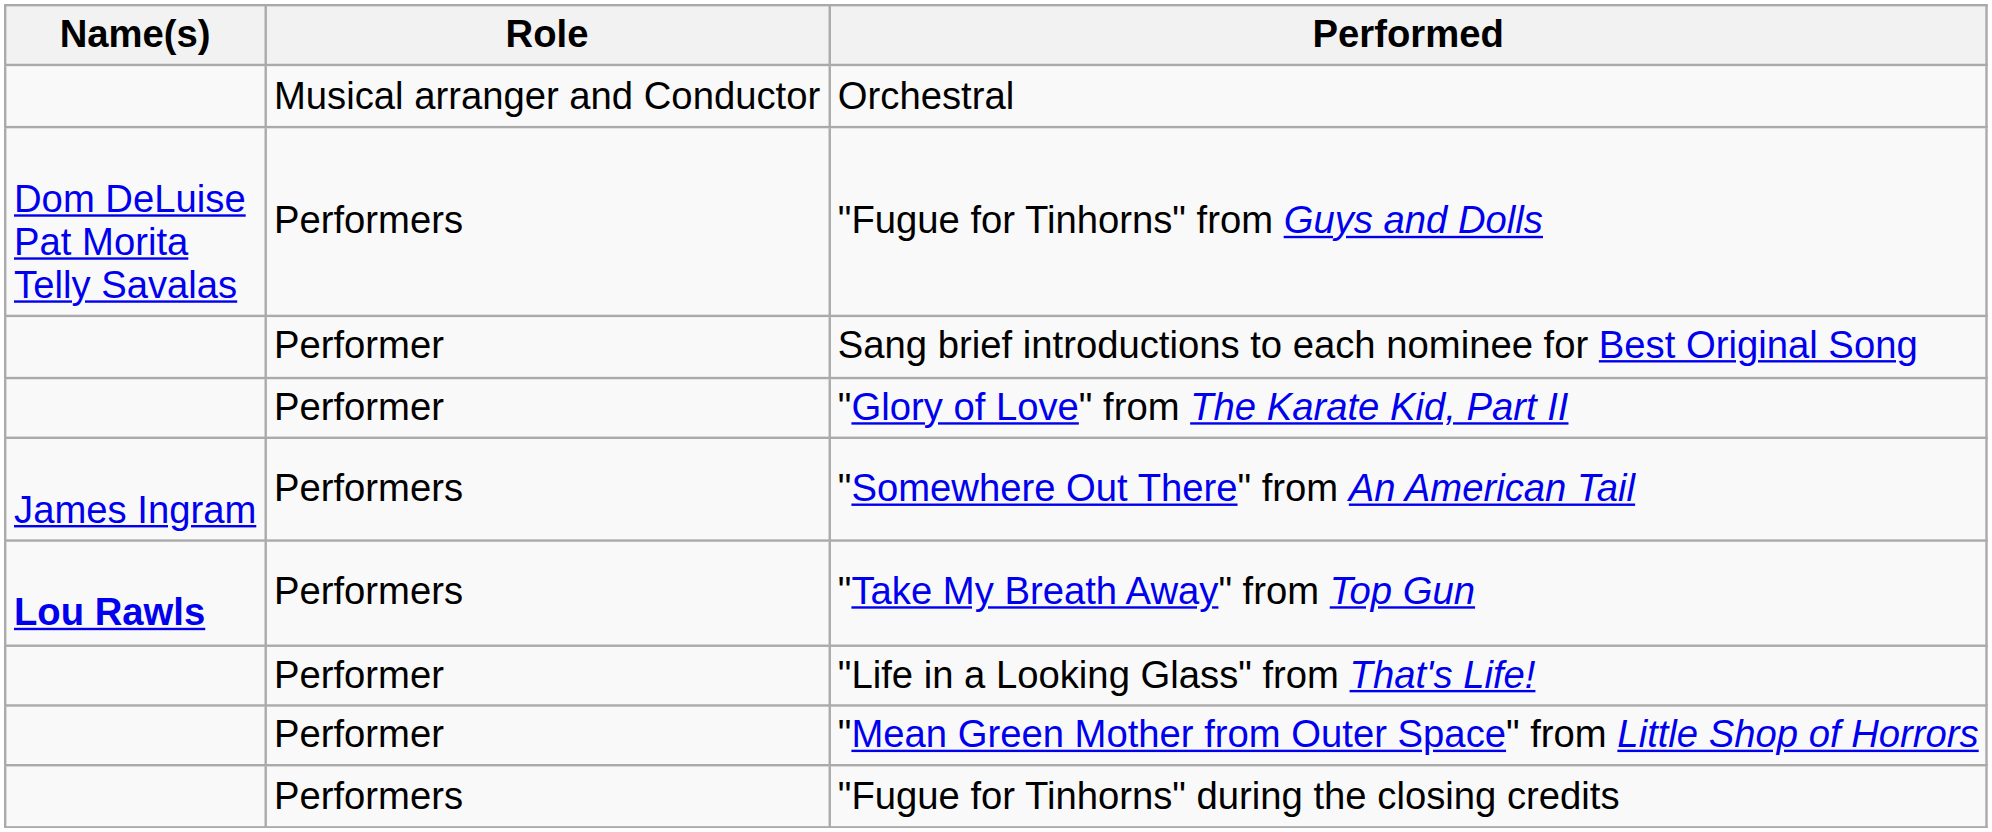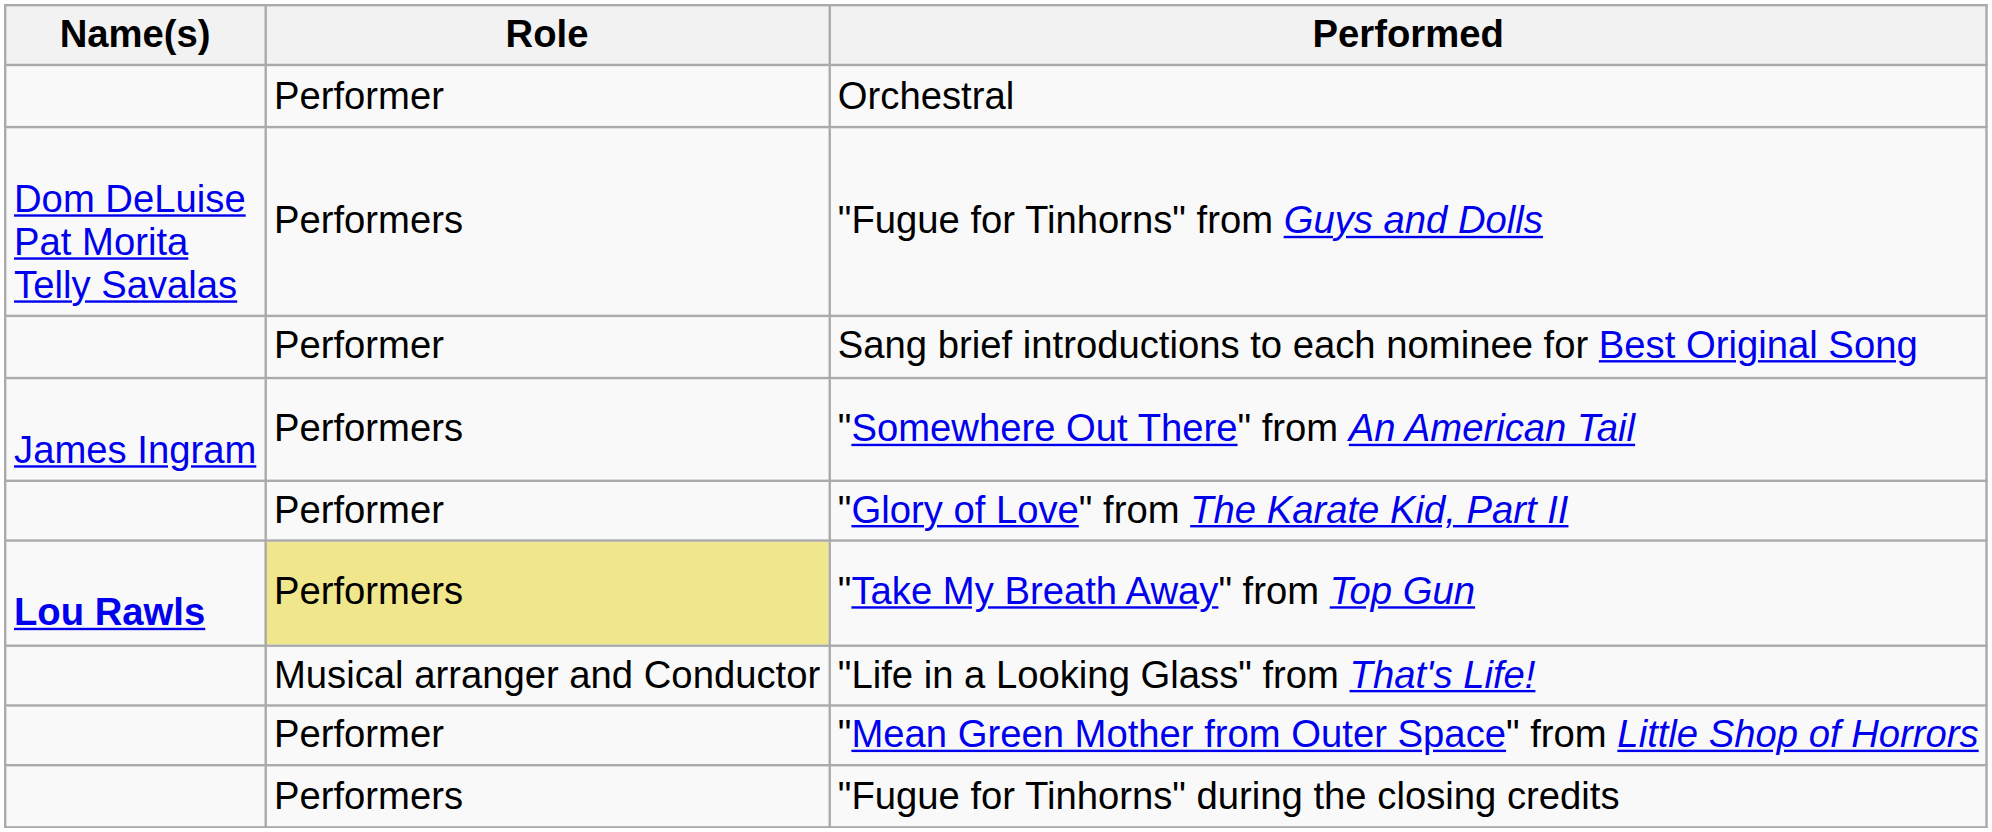(547, 95) Musical arranger and Conductor -> (359, 95) Performer
rows swapped: (1236, 488) <-> (1203, 406)
(368, 592) no background -> (368, 592) khaki background
(359, 674) Performer -> (547, 674) Musical arranger and Conductor
